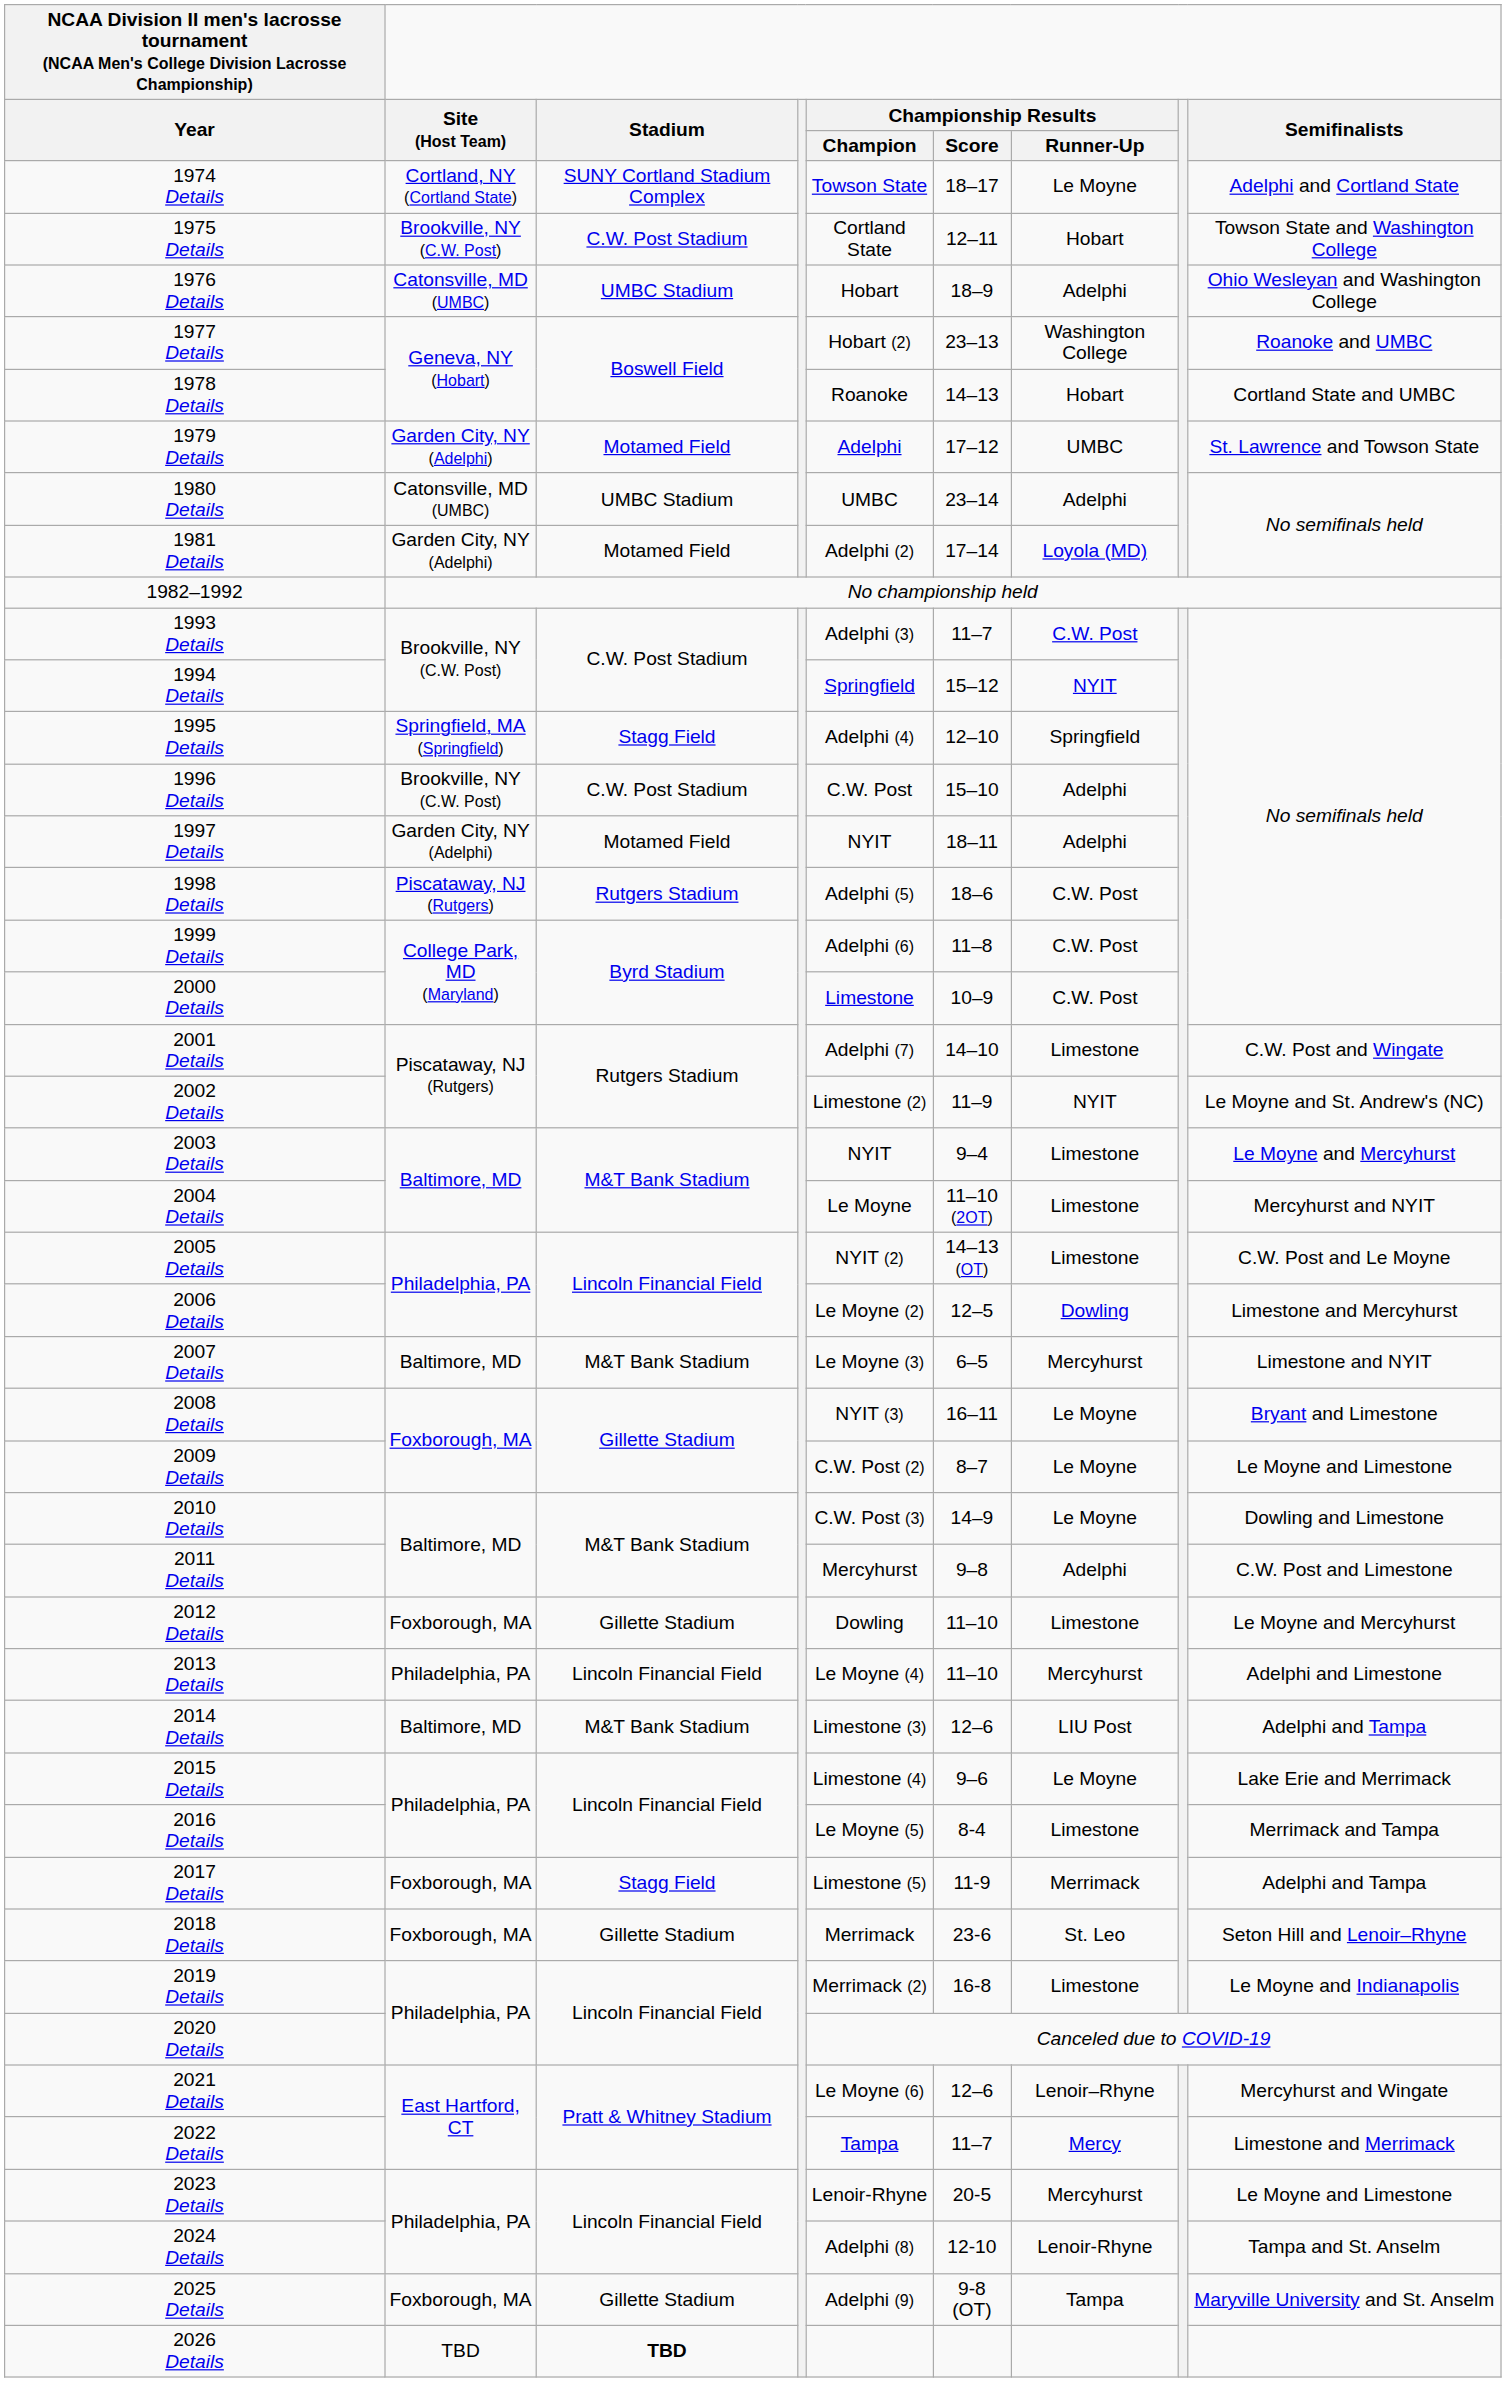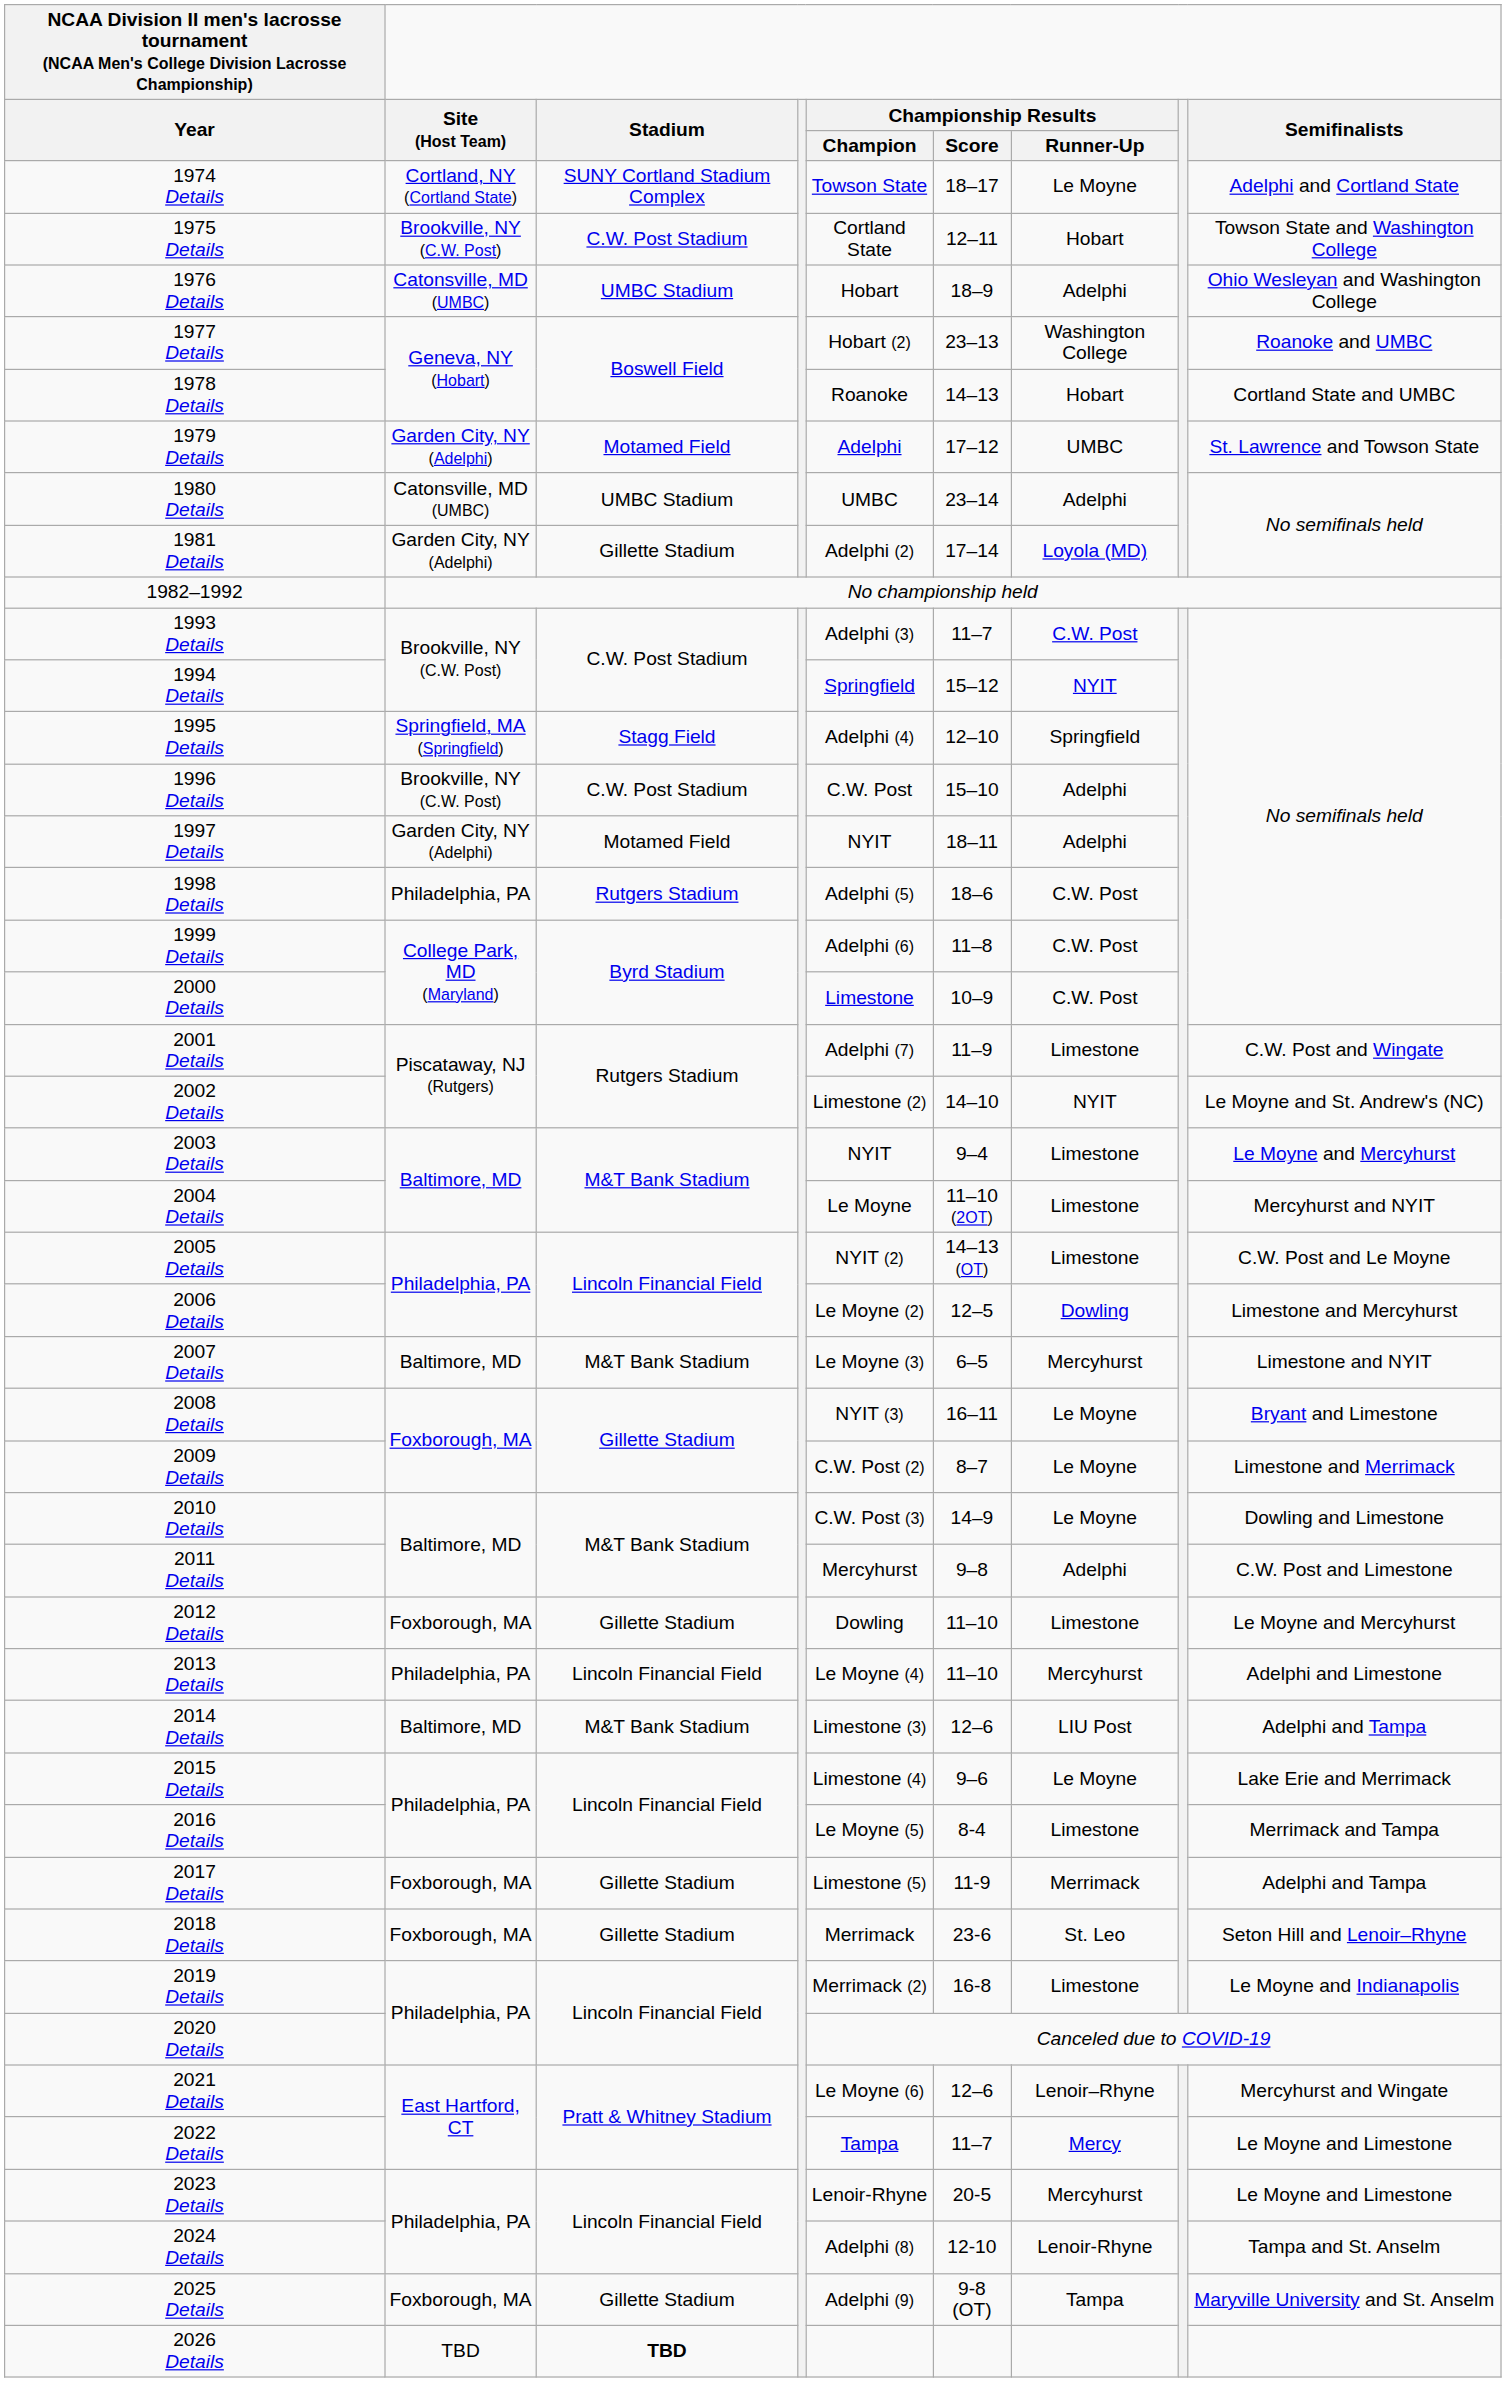(667, 551) Motamed Field -> (667, 551) Gillette Stadium
(461, 893) Piscataway, NJ (Rutgers) -> (461, 893) Philadelphia, PA
(972, 1049) 14–10 -> (972, 1049) 11–9
(972, 1101) 11–9 -> (972, 1101) 14–10
(1344, 1466) Le Moyne and Limestone -> (1344, 1466) Limestone and Merrimack
(667, 1882) Stagg Field -> (667, 1882) Gillette Stadium
(1344, 2142) Limestone and Merrimack -> (1344, 2142) Le Moyne and Limestone
